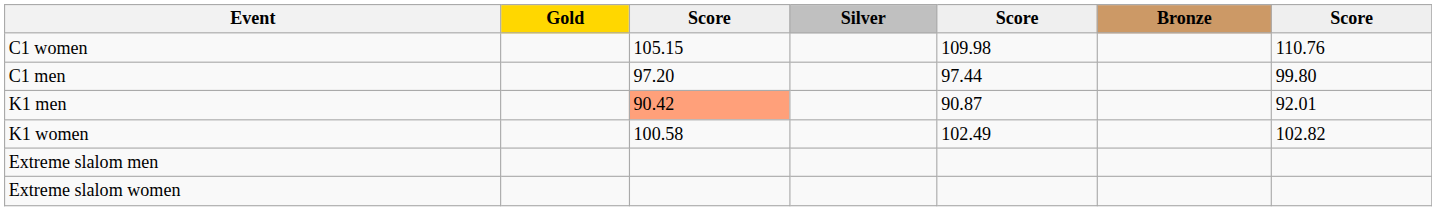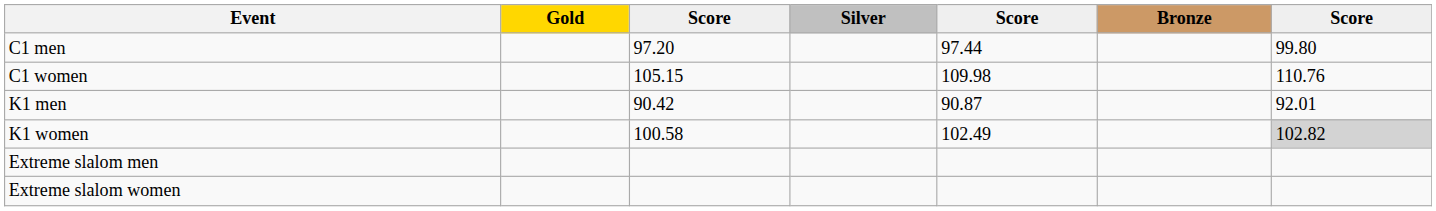rows swapped: (37, 76) <-> (48, 47)
(654, 104) lightsalmon background -> (654, 104) no background
(1301, 133) no background -> (1301, 133) lightgrey background
